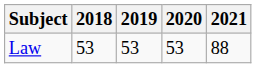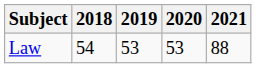(85, 47) 53 -> (85, 47) 54
